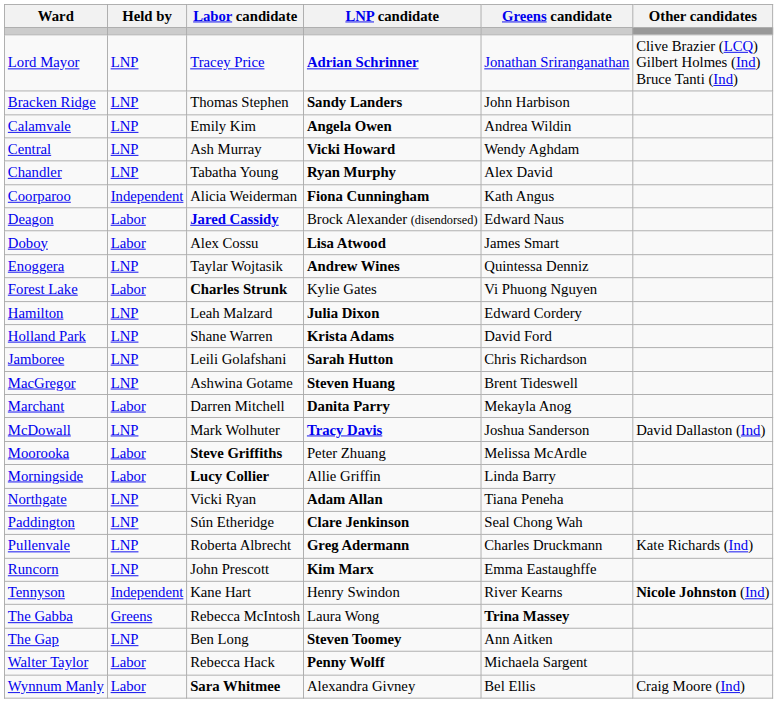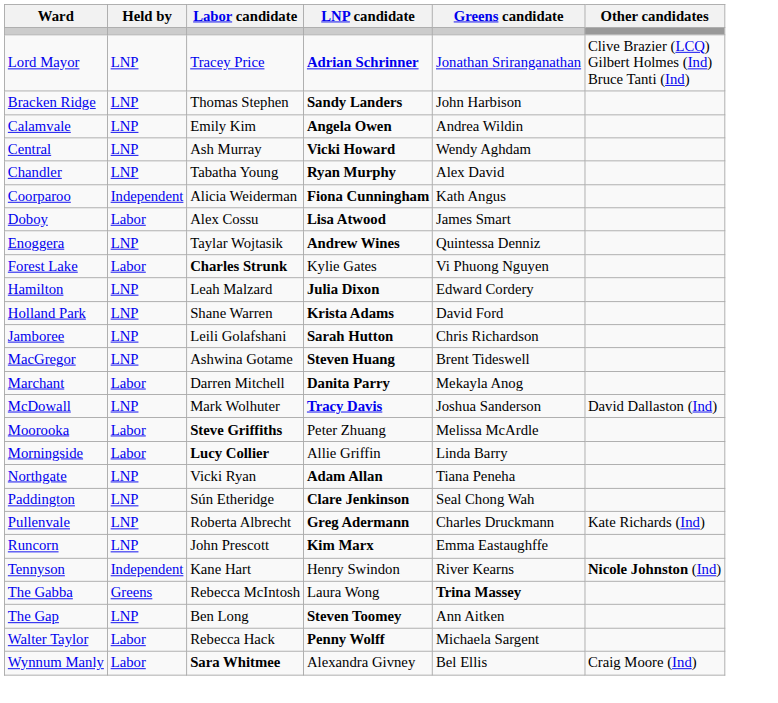- row: (31, 219)
